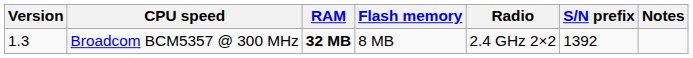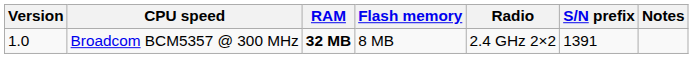(19, 41) 1.3 -> (19, 41) 1.0
(580, 41) 1392 -> (580, 41) 1391
